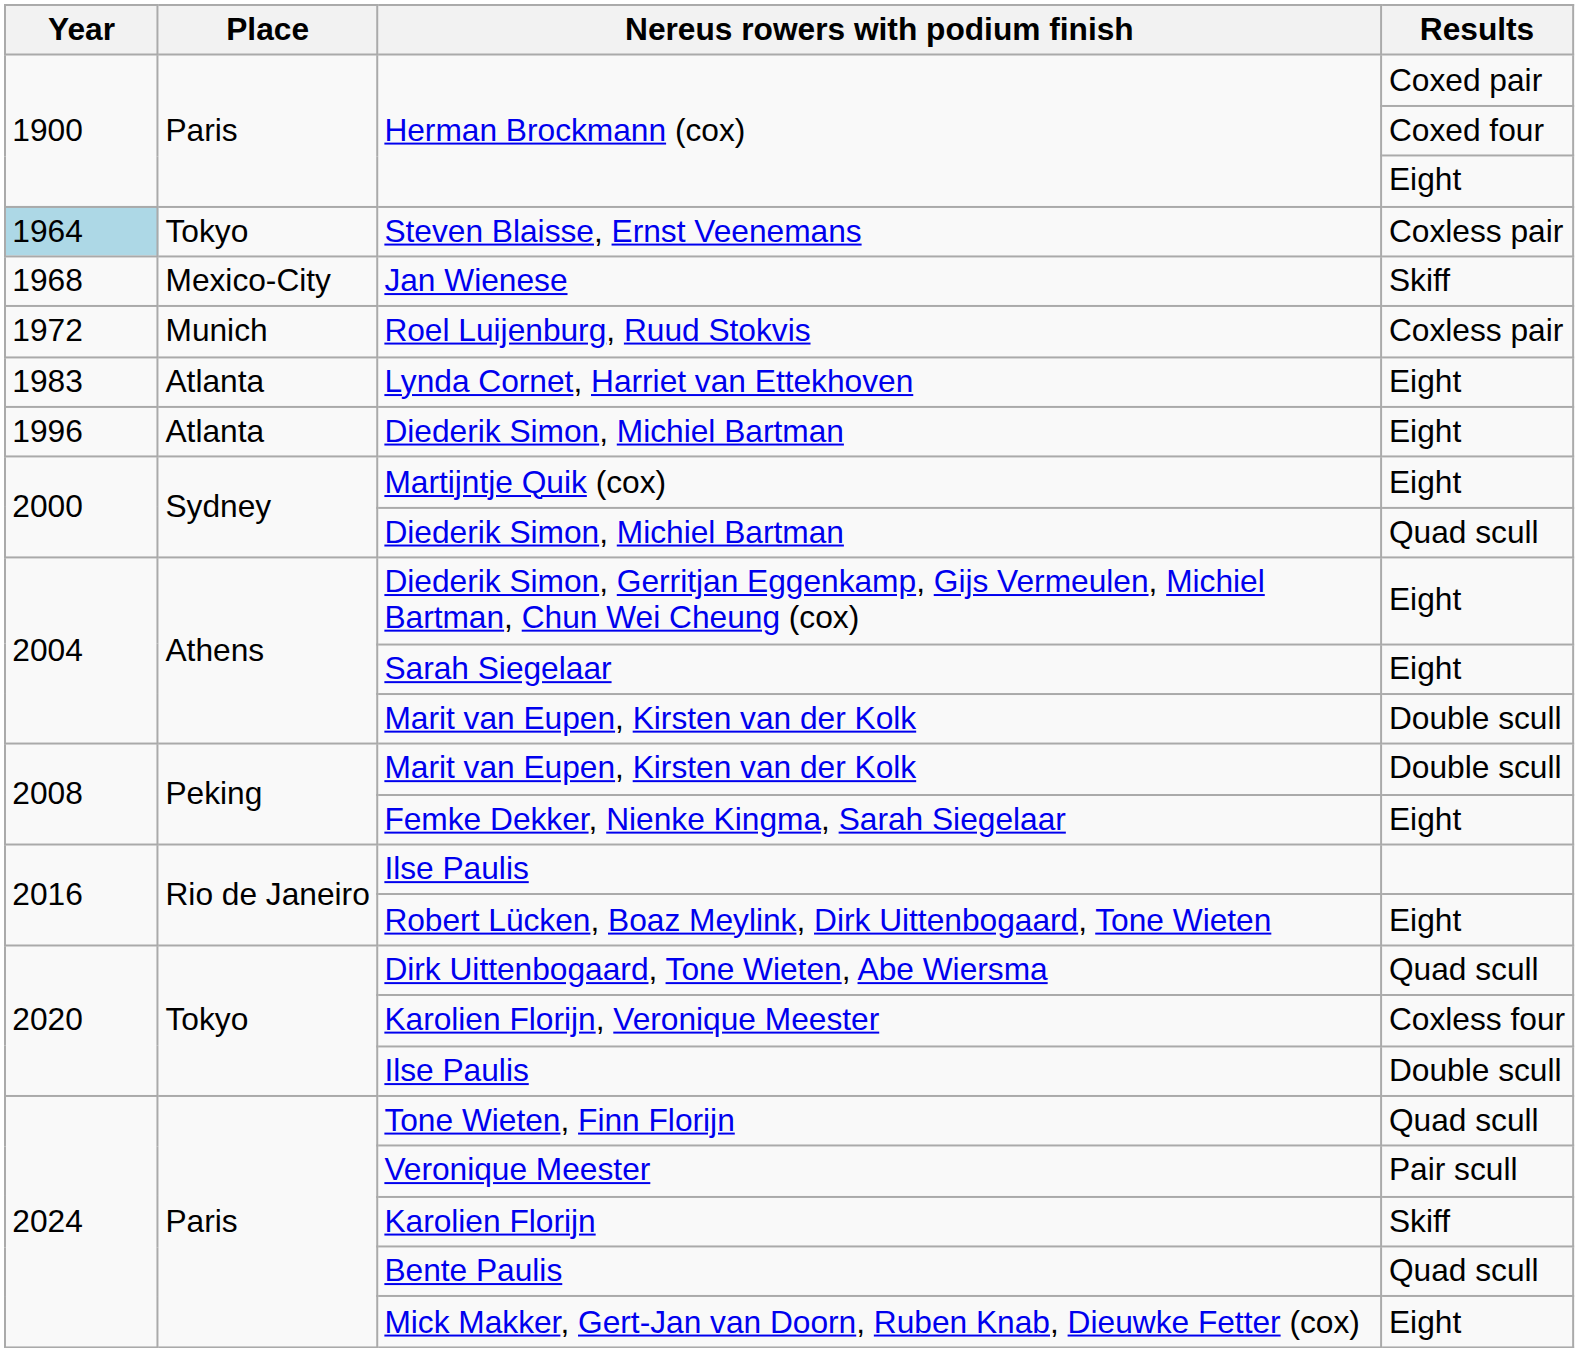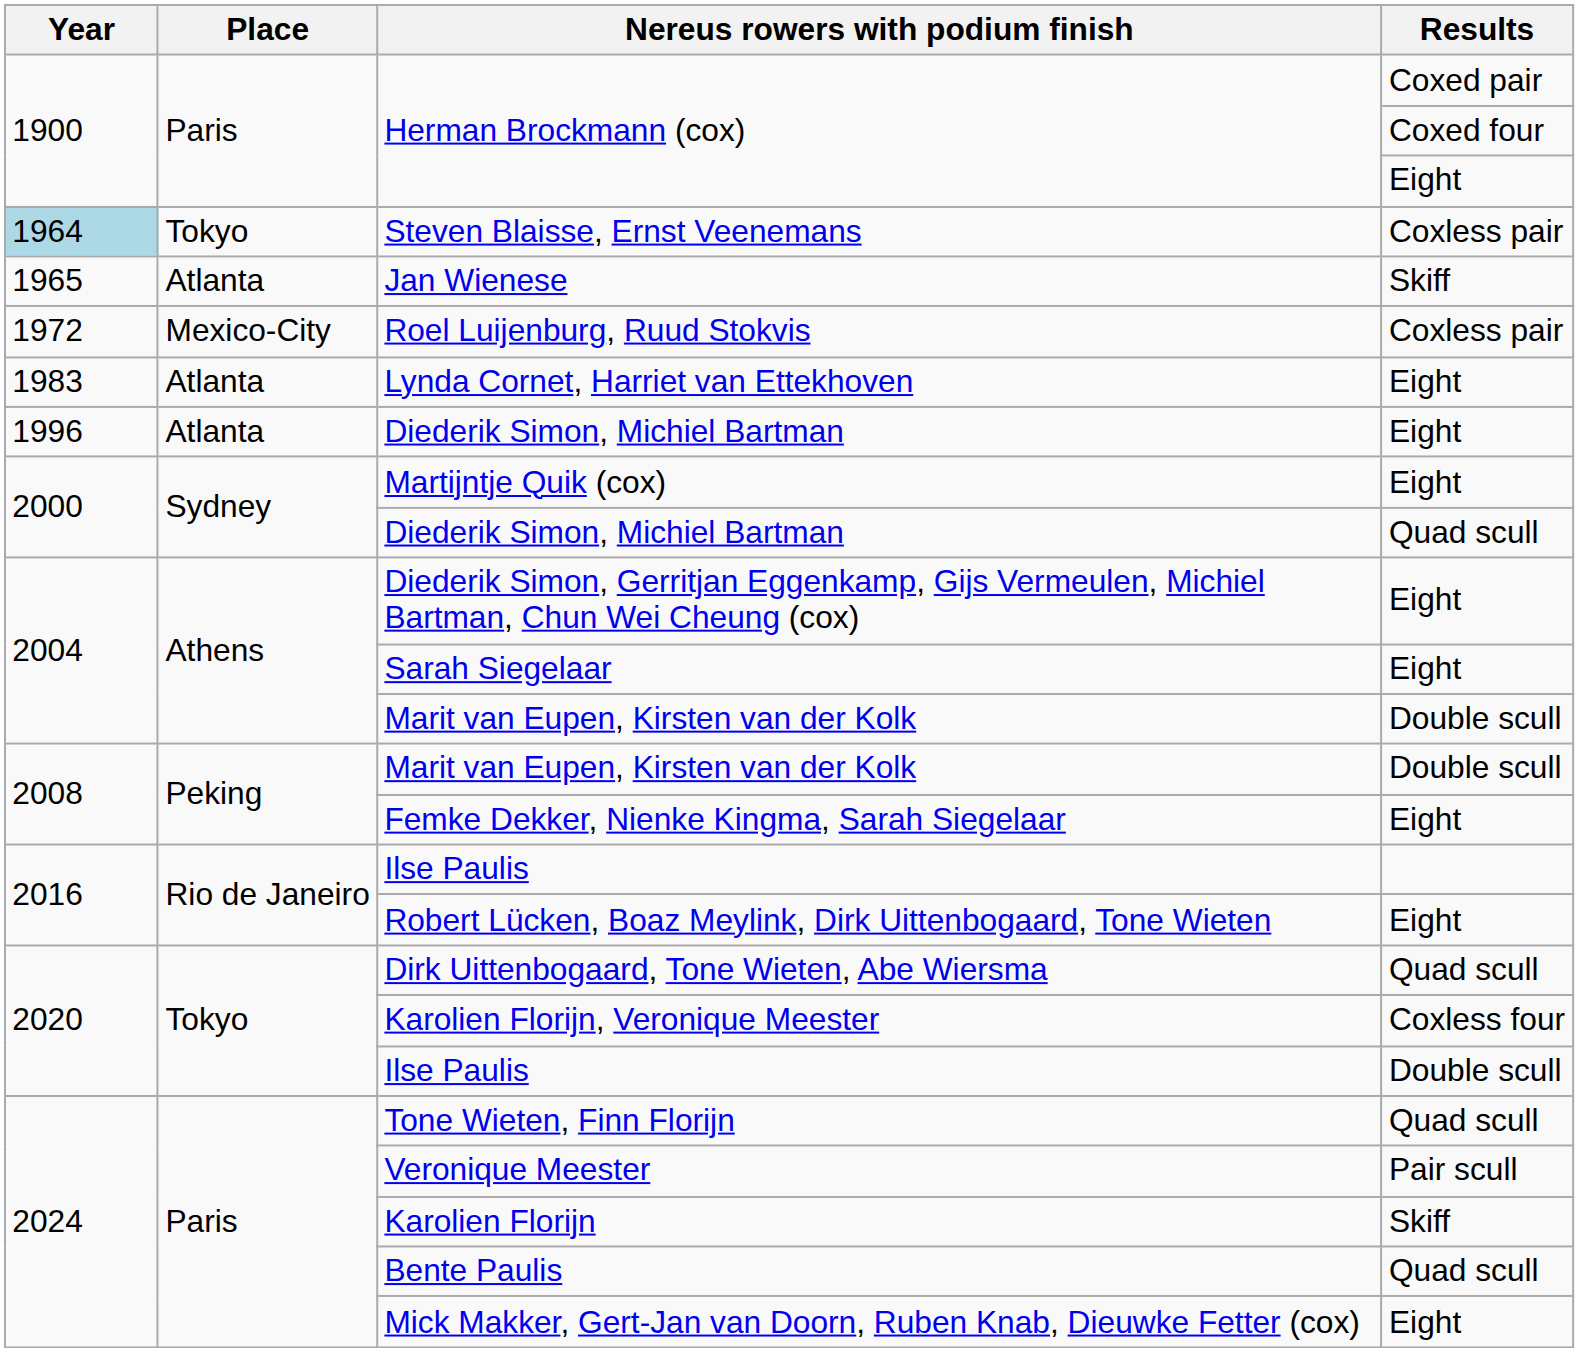(48, 280) 1968 -> (48, 280) 1965
(248, 280) Mexico-City -> (215, 280) Atlanta
(217, 331) Munich -> (248, 331) Mexico-City
